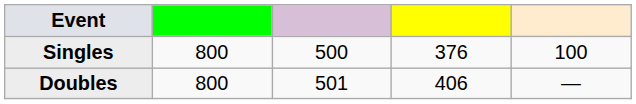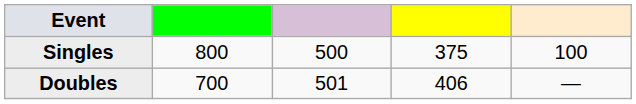(451, 52) 376 -> (451, 52) 375
(212, 84) 800 -> (212, 84) 700
